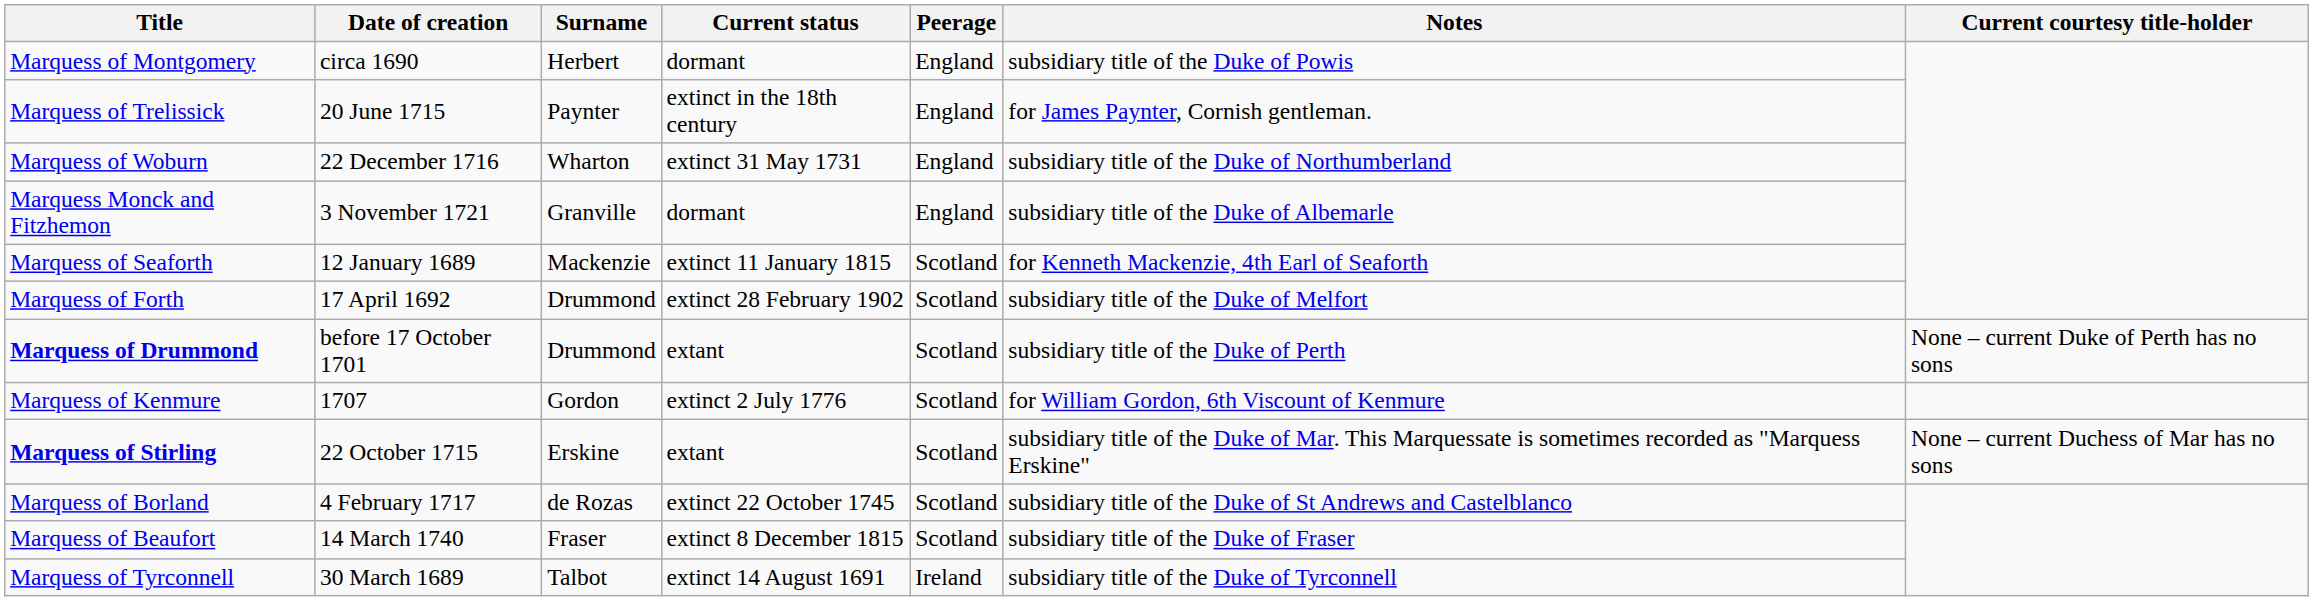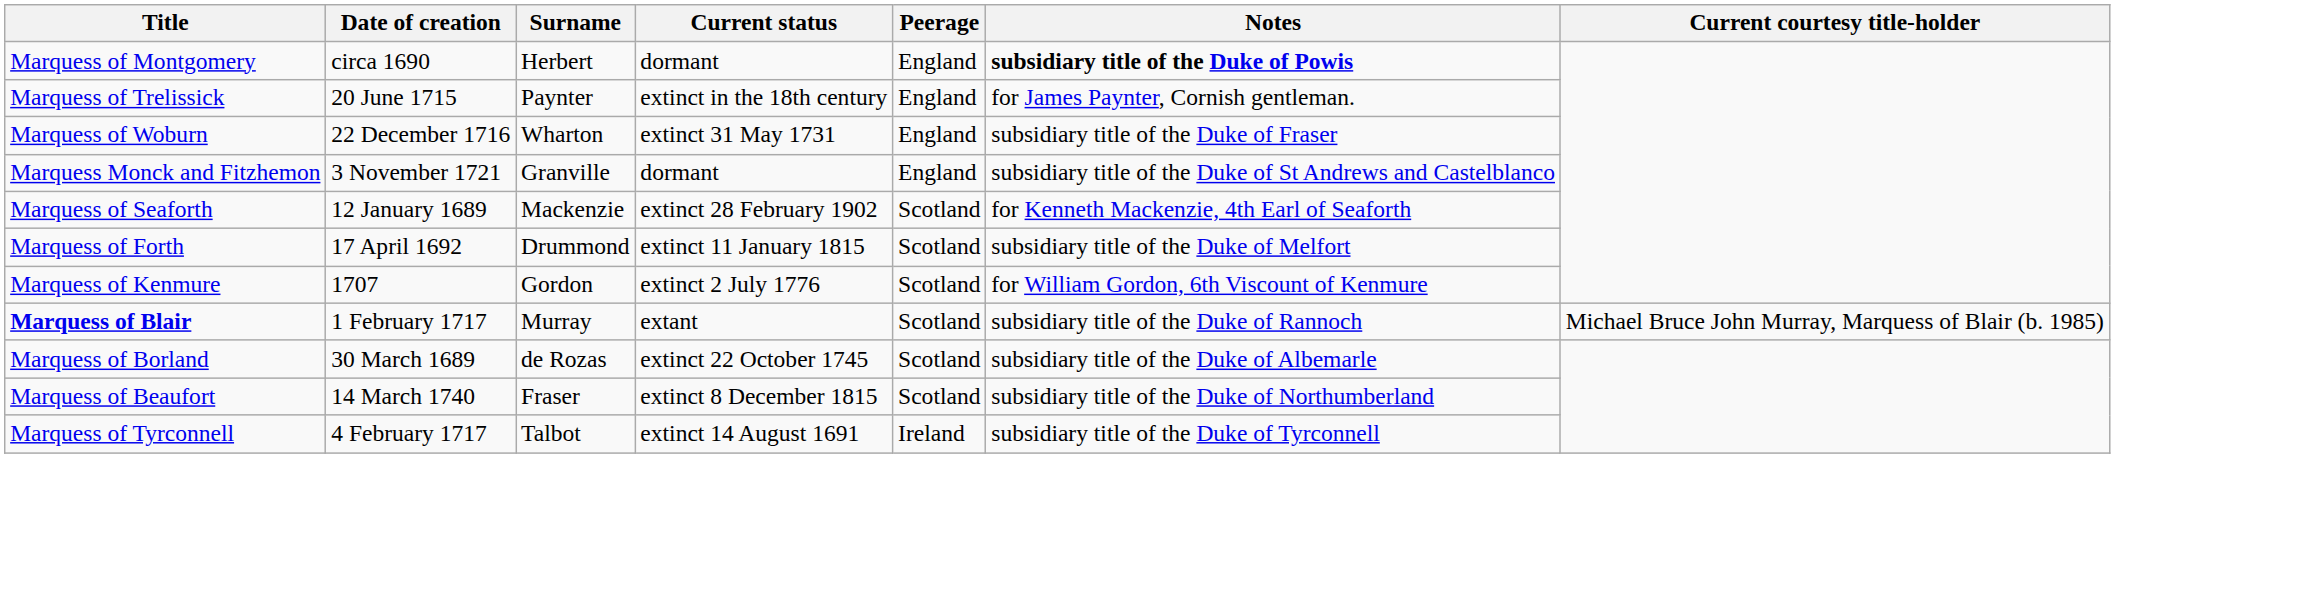(1181, 60) normal -> (1172, 60) bold
(1230, 161) subsidiary title of the Duke of Northumberland -> (1164, 135) subsidiary title of the Duke of Fraser
(1201, 212) subsidiary title of the Duke of Albemarle -> (1273, 172) subsidiary title of the Duke of St Andrews and Castelblanco
(779, 262) extinct 11 January 1815 -> (759, 209) extinct 28 February 1902
(785, 299) extinct 28 February 1902 -> (753, 246) extinct 11 January 1815
- row: (134, 350)
- row: (113, 451)
+ row: (101, 321)
(398, 502) 4 February 1717 -> (403, 358) 30 March 1689
(1290, 502) subsidiary title of the Duke of St Andrews and Castelblanco -> (1184, 358) subsidiary title of the Duke of Albemarle
(1181, 539) subsidiary title of the Duke of Fraser -> (1213, 396) subsidiary title of the Duke of Northumberland
(392, 576) 30 March 1689 -> (409, 433) 4 February 1717
